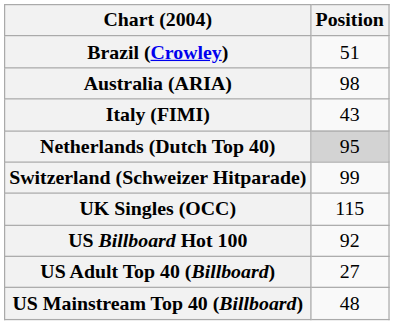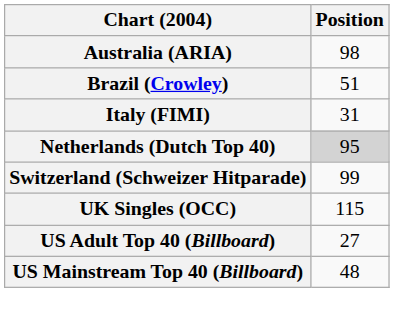rows swapped: (158, 83) <-> (158, 51)
(350, 114) 43 -> (350, 114) 31
- row: (158, 240)
